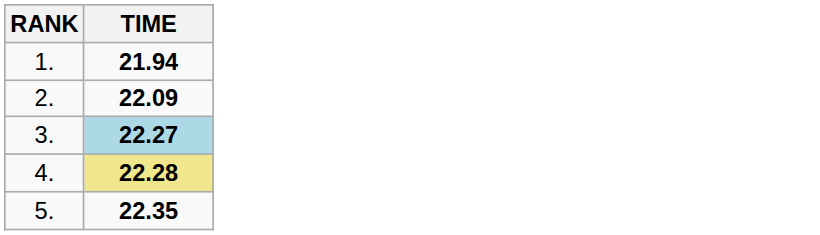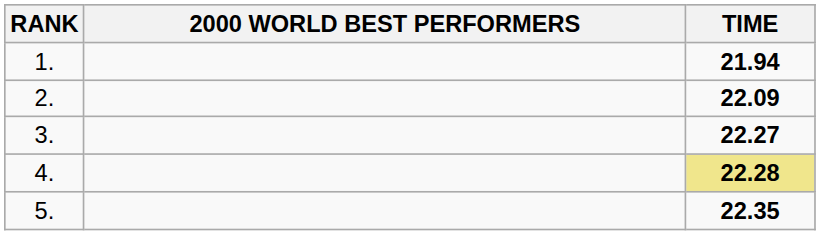+ column: (385, 24)
(149, 136) lightblue background -> (750, 136) no background
